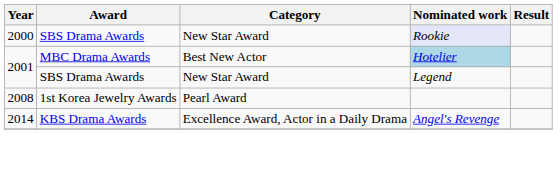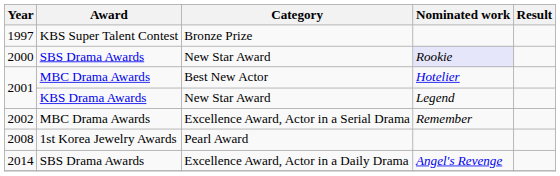+ row: (21, 35)
(435, 56) lightblue background -> (438, 77) no background
(92, 77) SBS Drama Awards -> (93, 98) KBS Drama Awards
+ row: (21, 118)
(93, 118) KBS Drama Awards -> (92, 160) SBS Drama Awards
